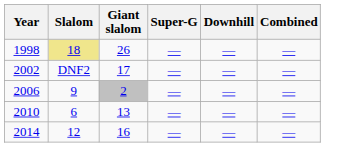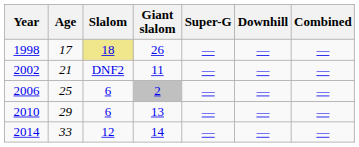+ column: (66, 22)
(123, 70) 17 -> (157, 70) 11
(74, 91) 9 -> (108, 91) 6
(123, 132) 16 -> (157, 132) 14
